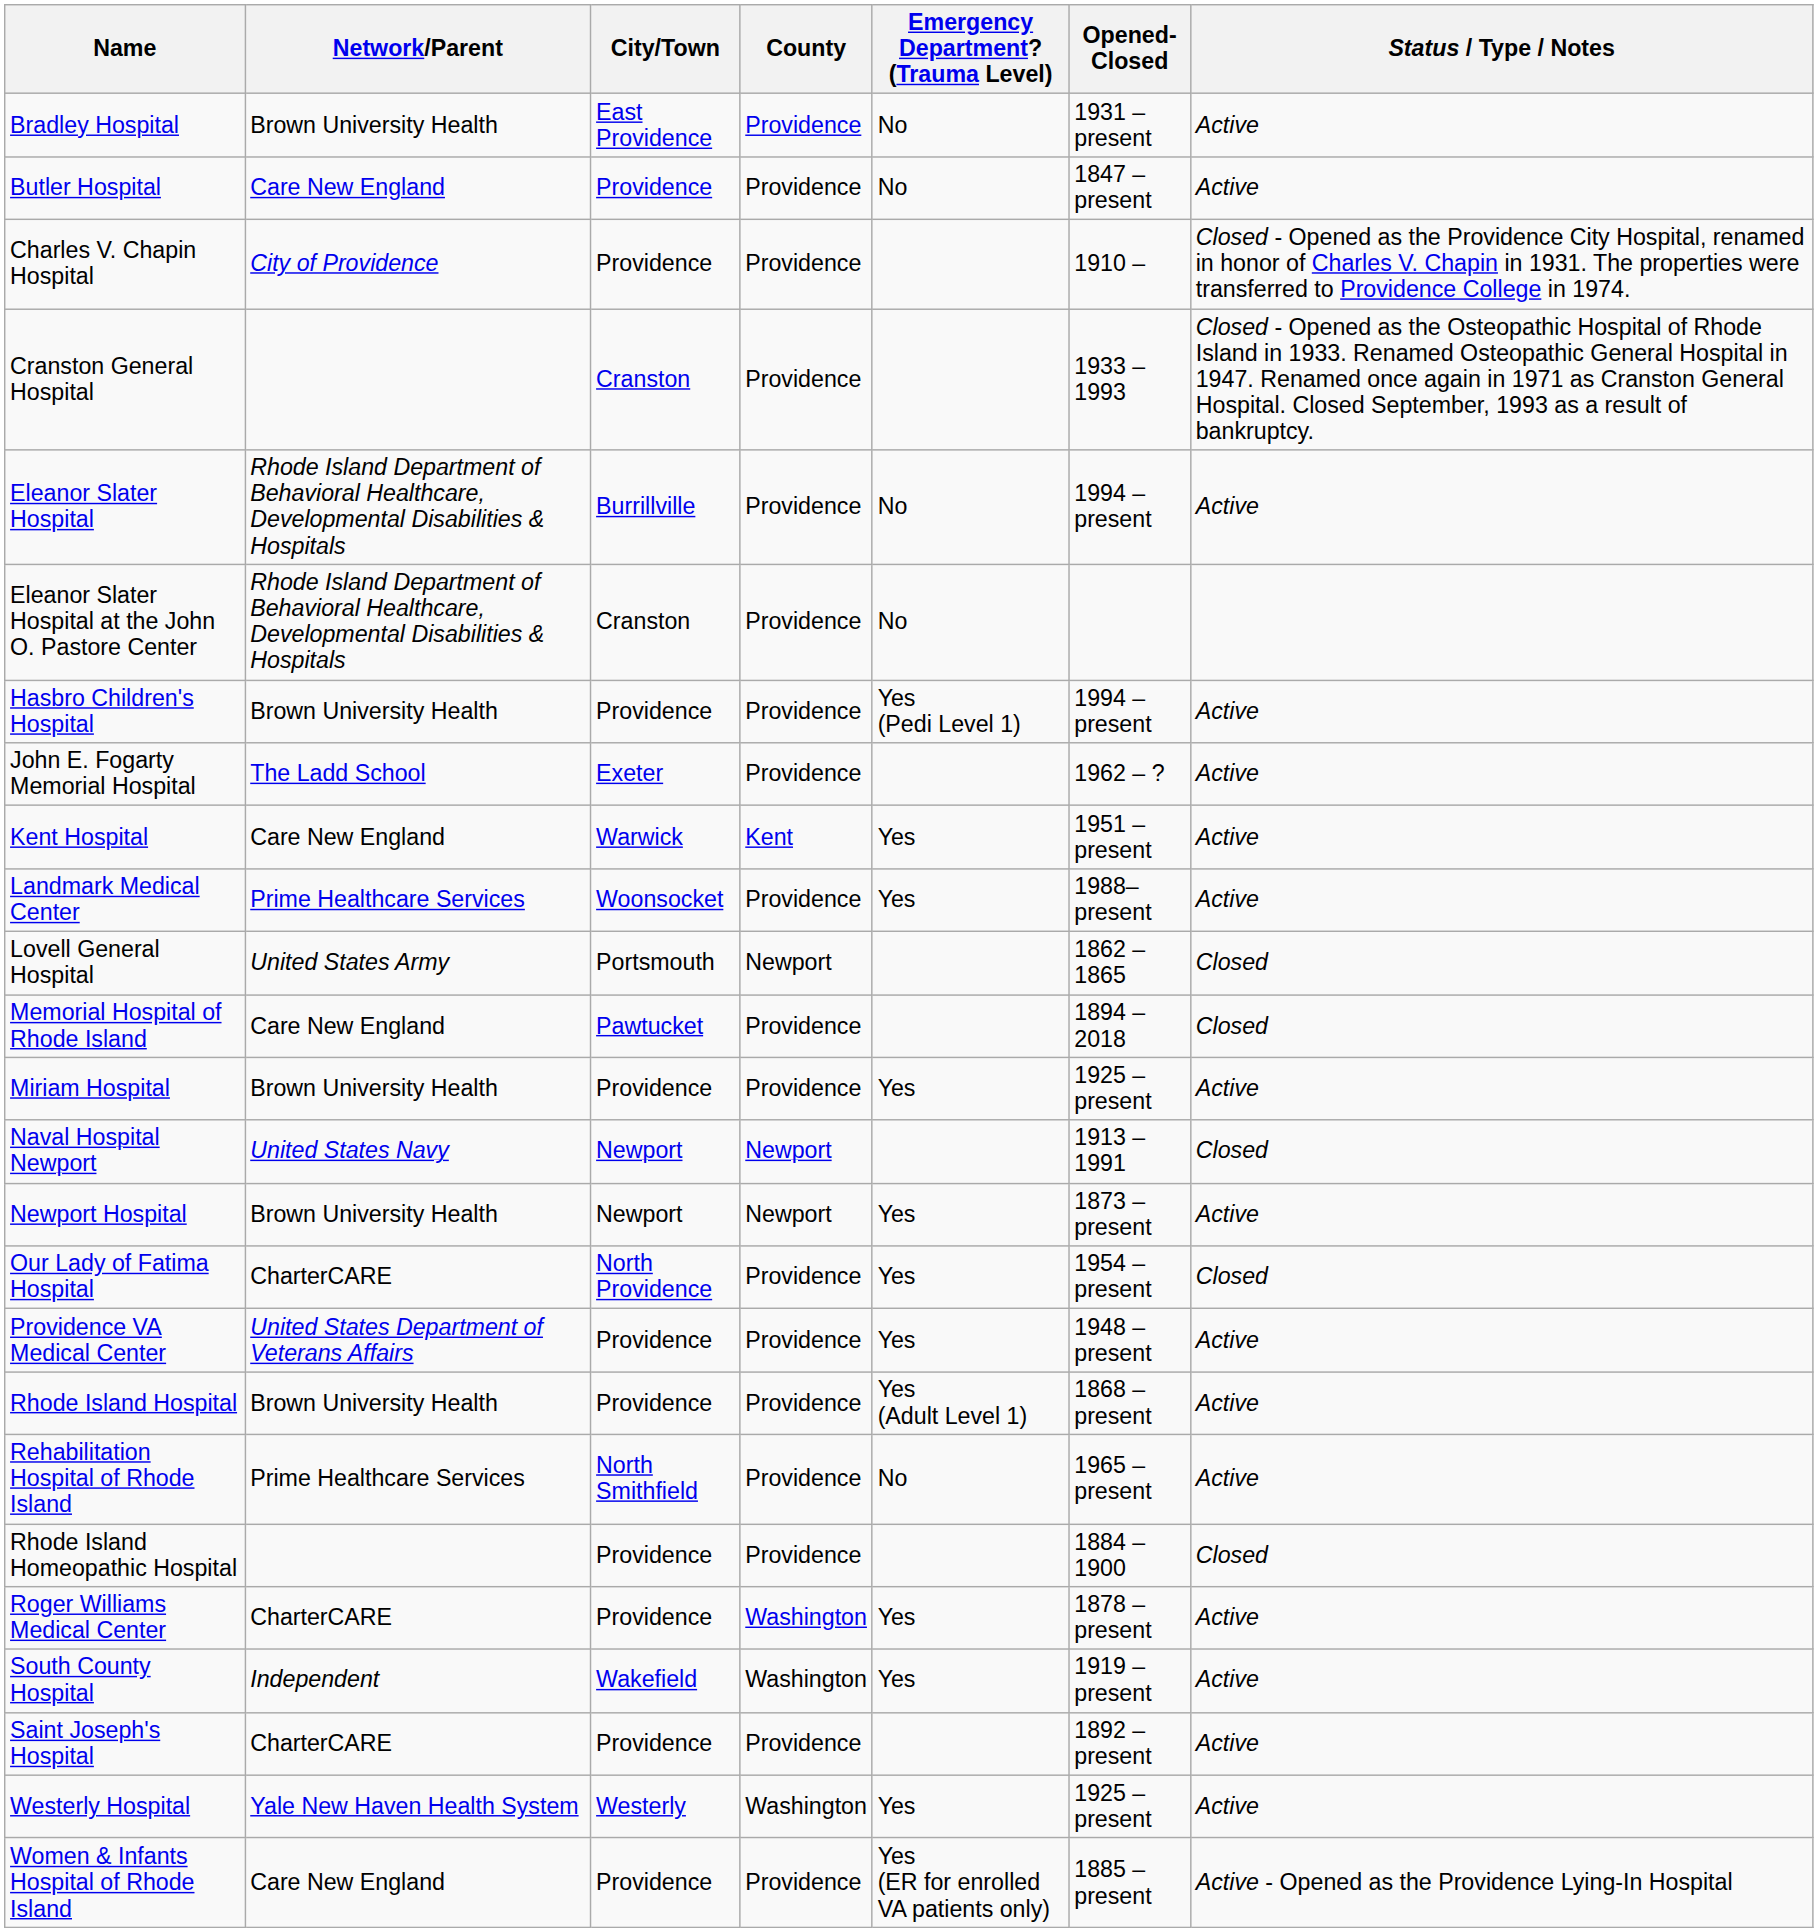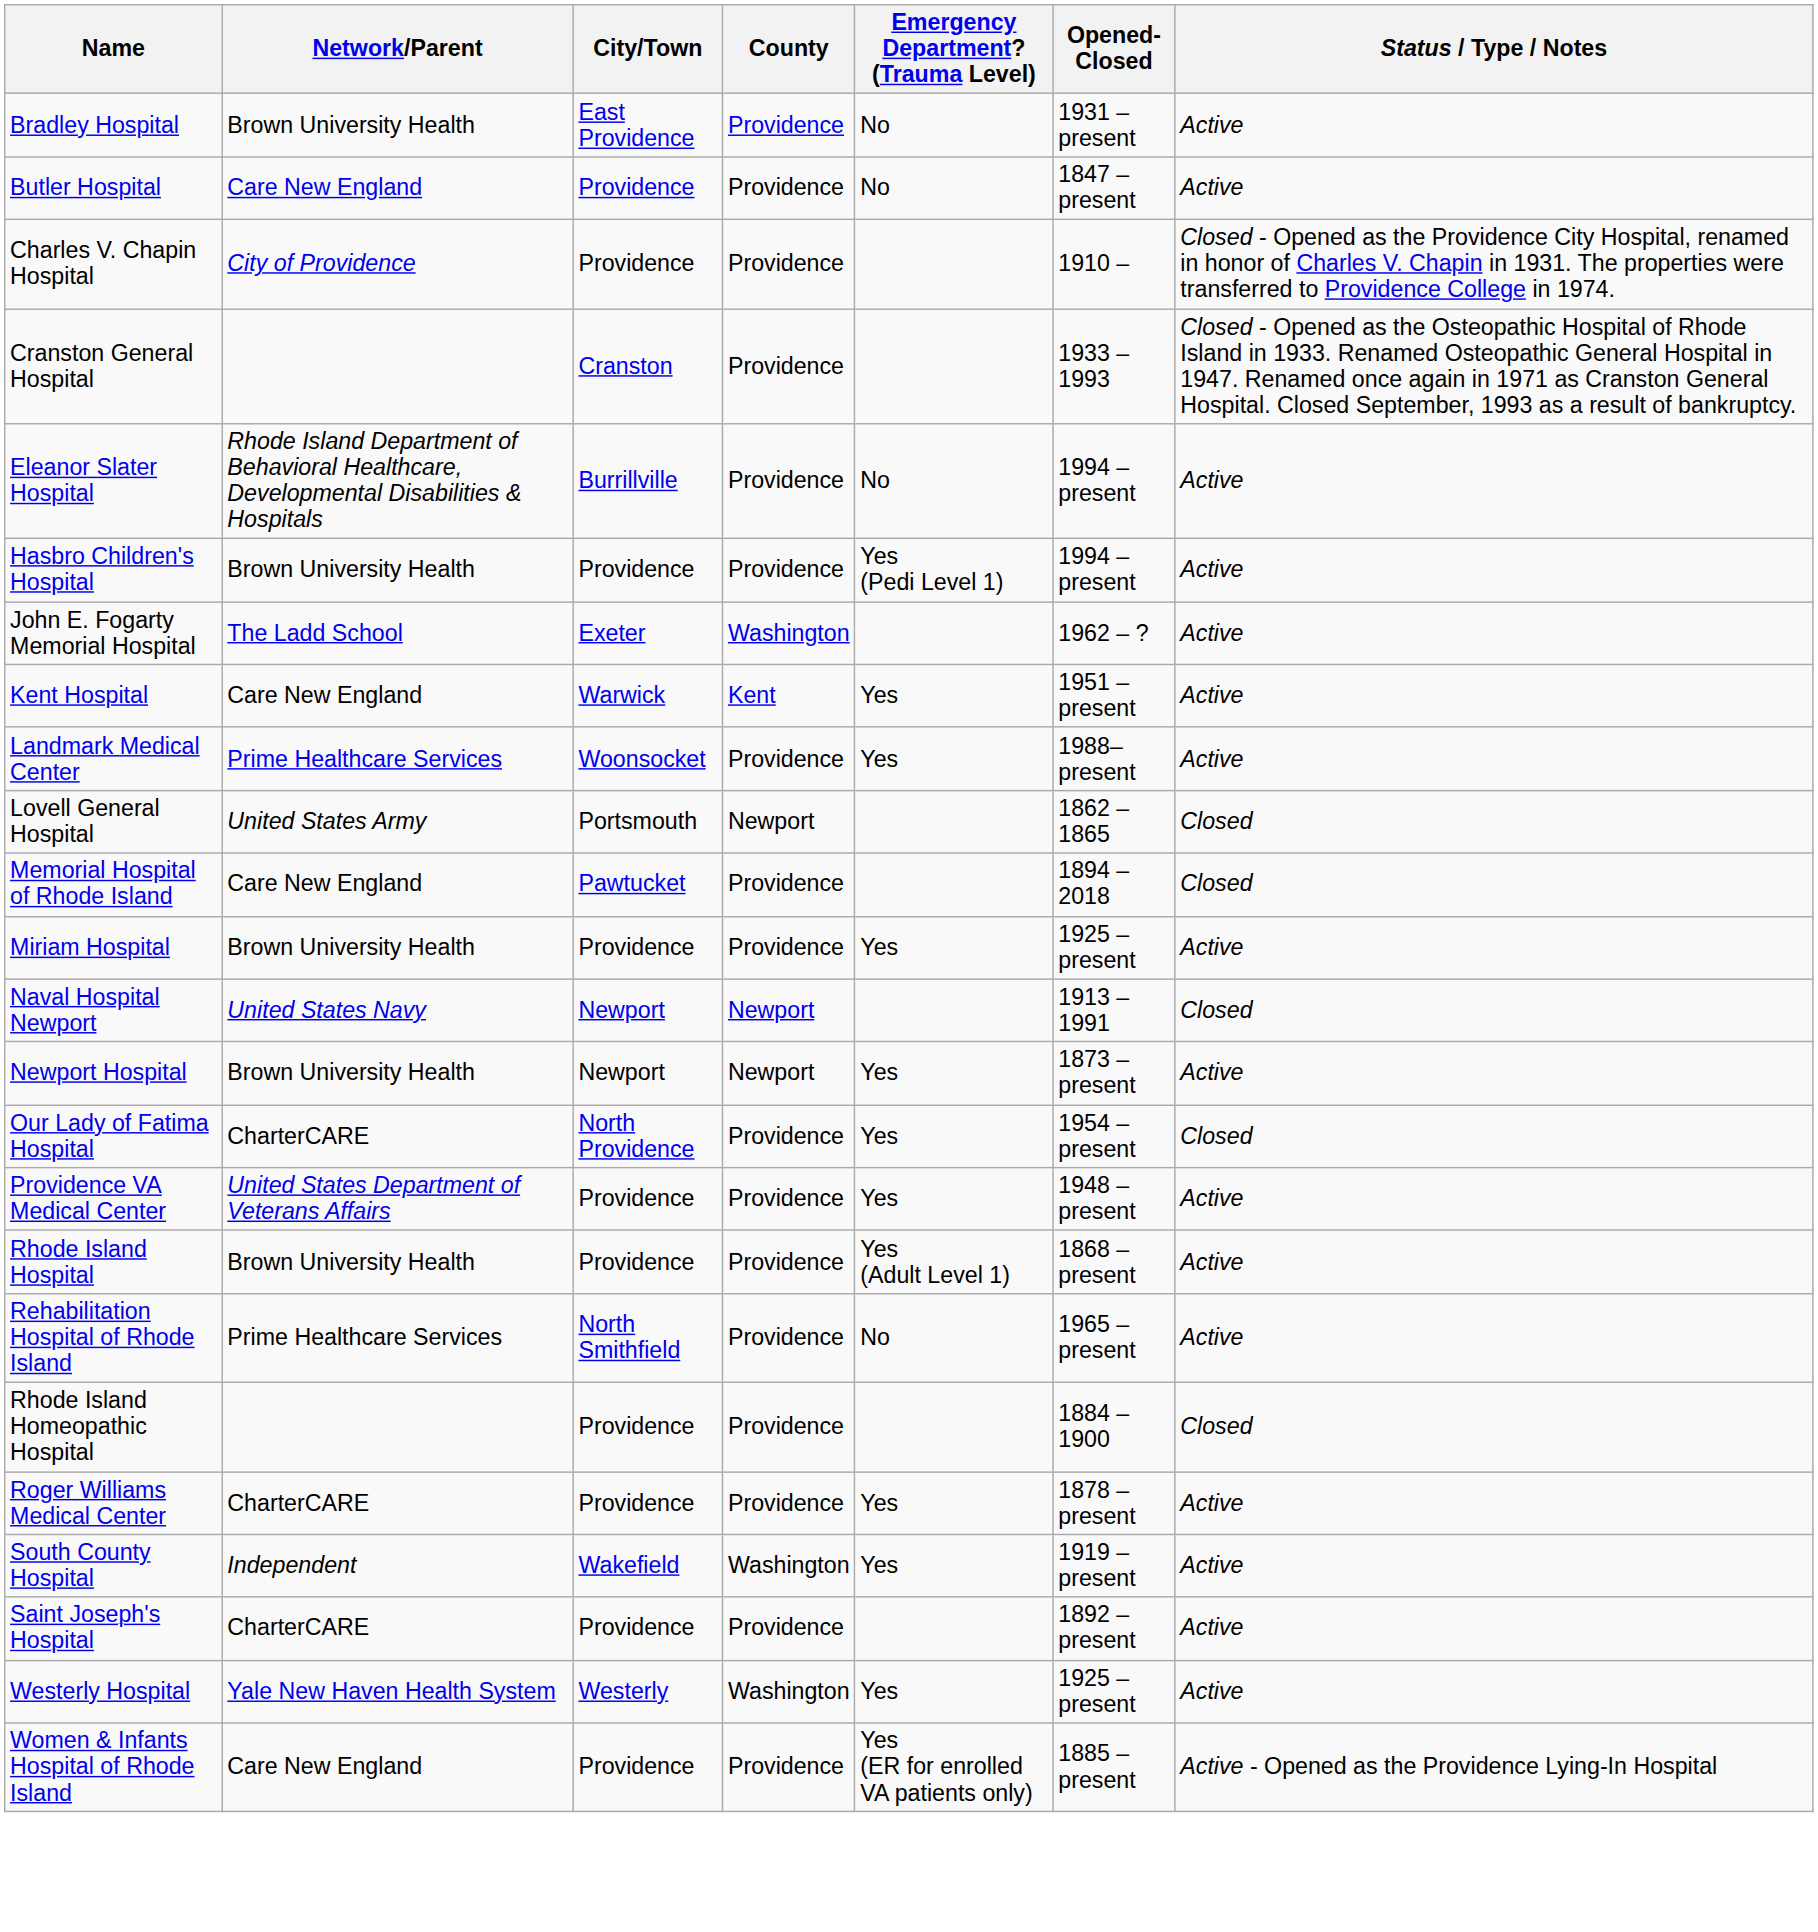- row: (113, 622)
(803, 773) Providence -> (789, 632) Washington
(806, 1617) Washington -> (786, 1502) Providence
